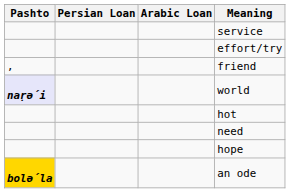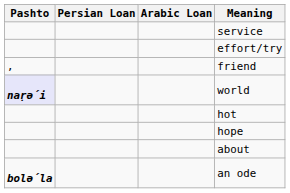- row: (230, 131)
+ row: (234, 149)
(30, 179) gold background -> (30, 179) no background
